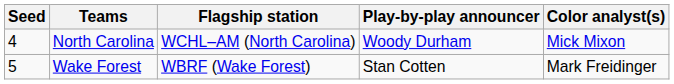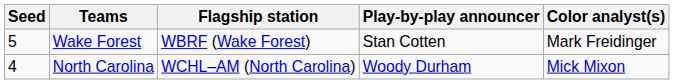rows swapped: (103, 41) <-> (97, 66)
